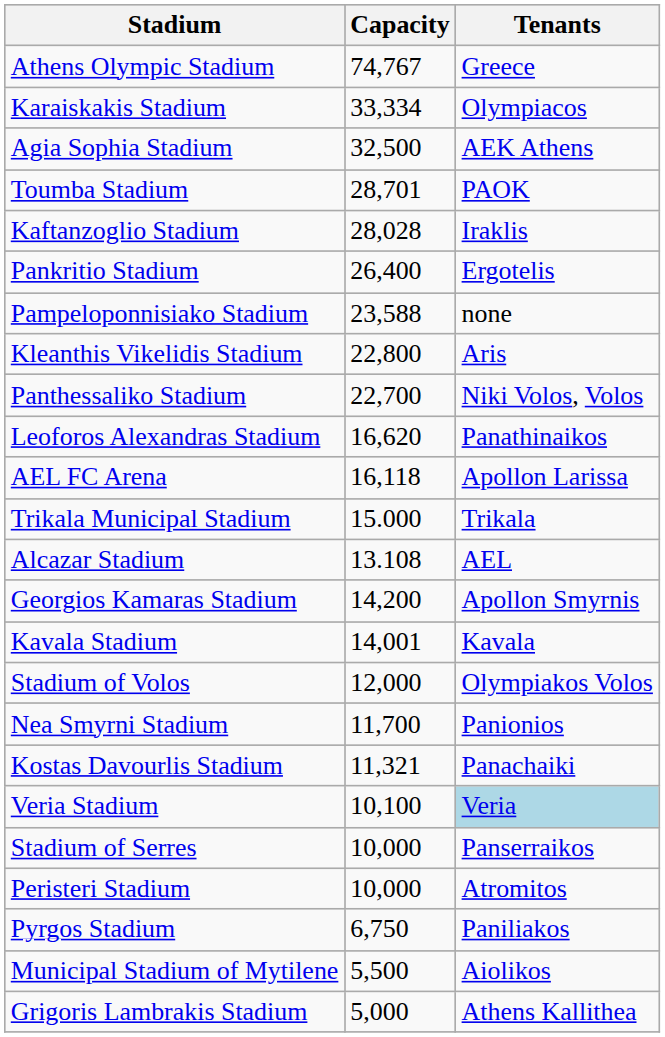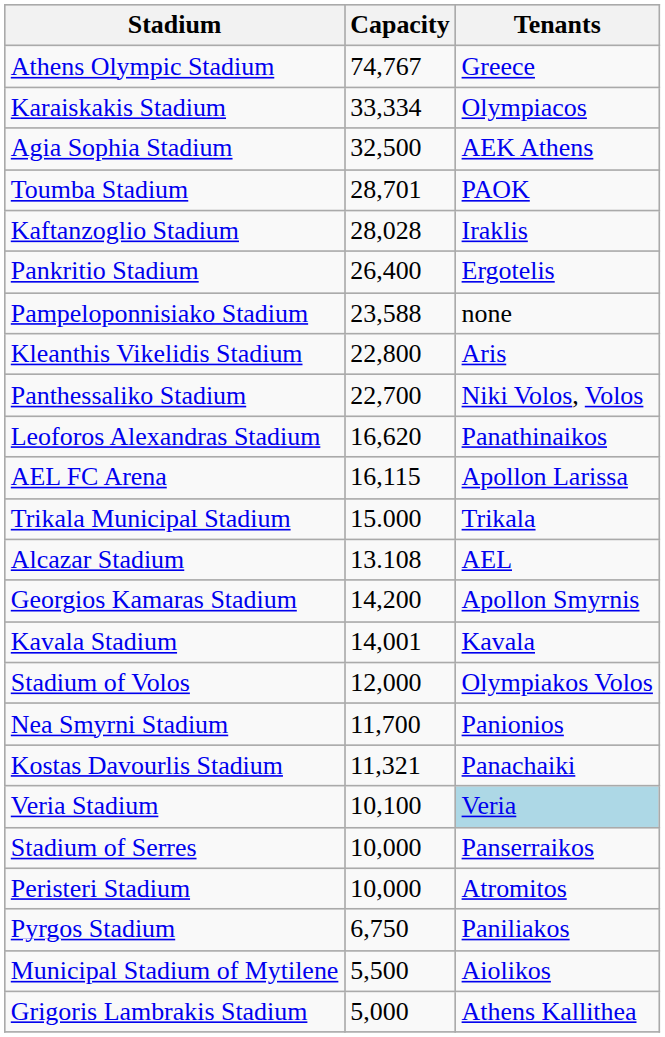(385, 477) 16,118 -> (385, 477) 16,115
